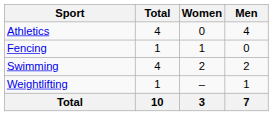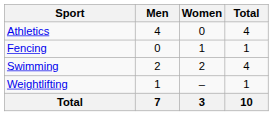columns swapped: (246, 13) <-> (157, 13)
